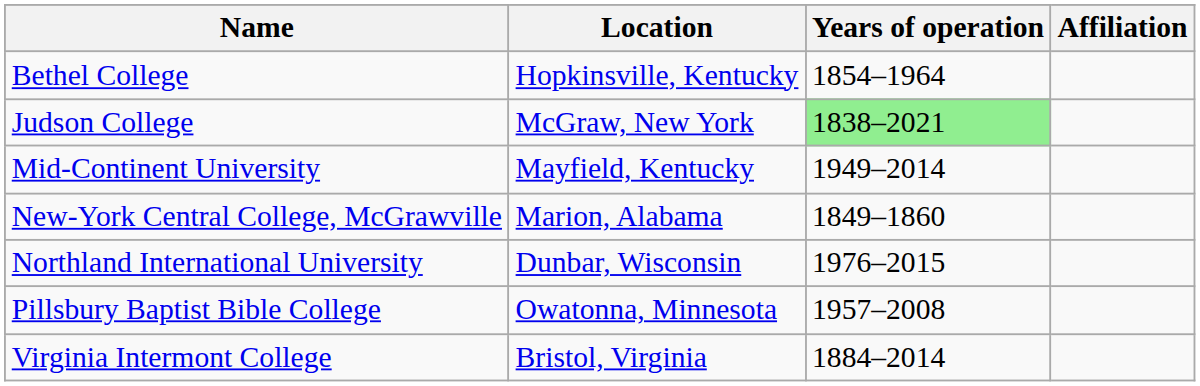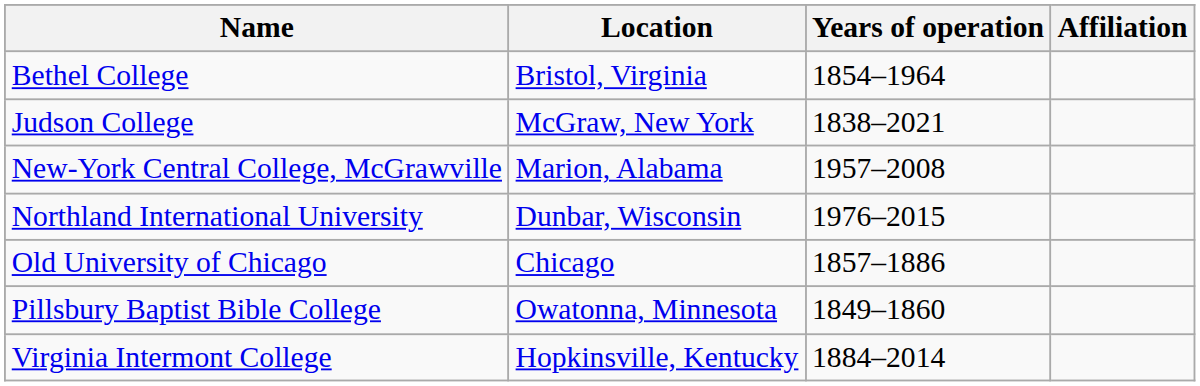(657, 74) Hopkinsville, Kentucky -> (611, 74) Bristol, Virginia
(879, 121) lightgreen background -> (879, 121) no background
- row: (166, 168)
(879, 215) 1849–1860 -> (879, 168) 1957–2008
+ row: (169, 262)
(879, 309) 1957–2008 -> (879, 309) 1849–1860
(611, 356) Bristol, Virginia -> (657, 356) Hopkinsville, Kentucky
